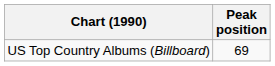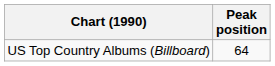(241, 50) 69 -> (241, 50) 64
